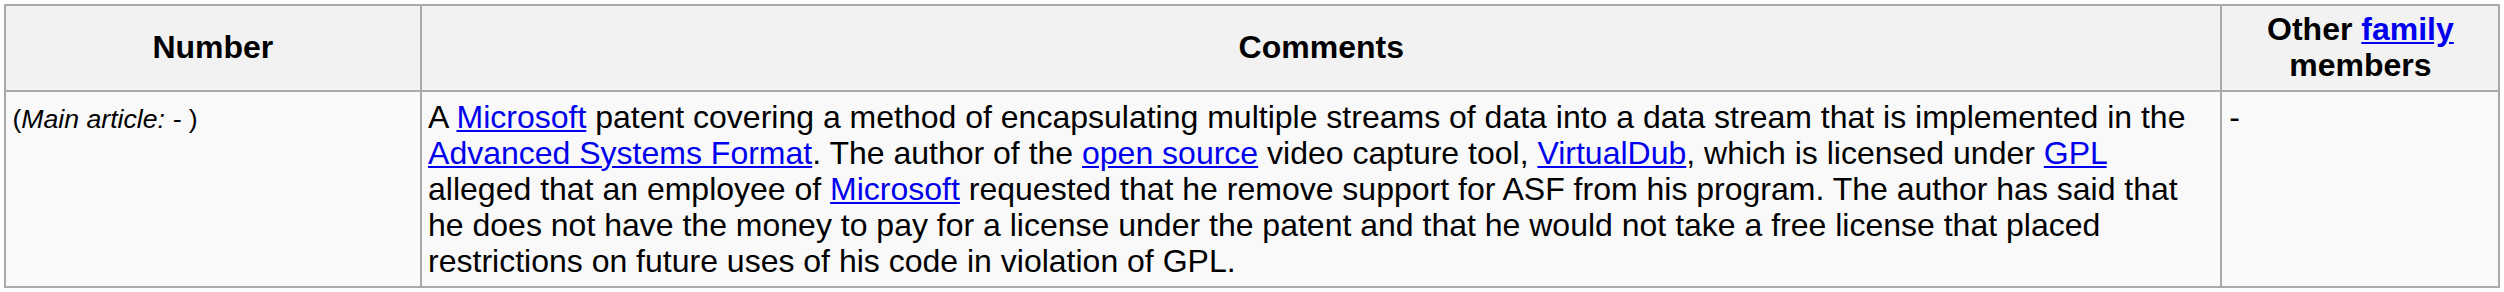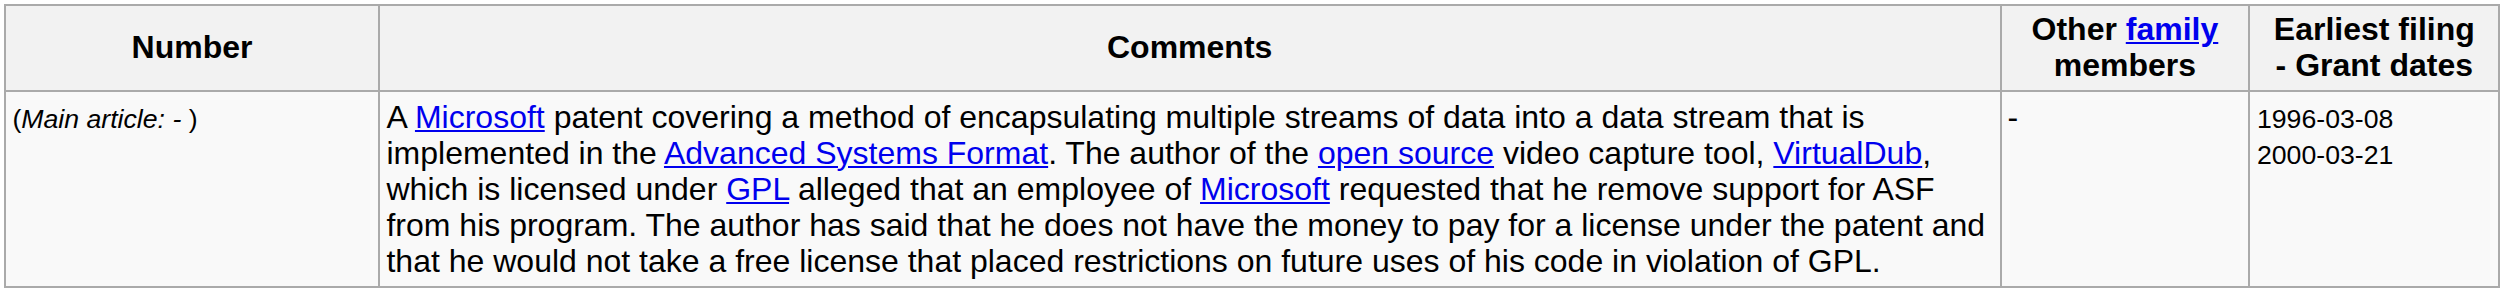+ column: (2374, 47)
